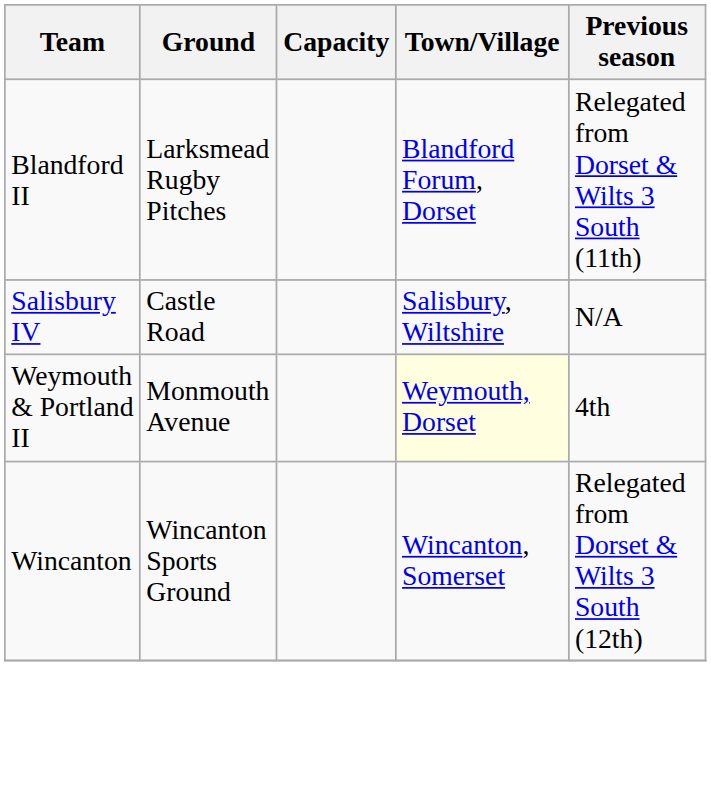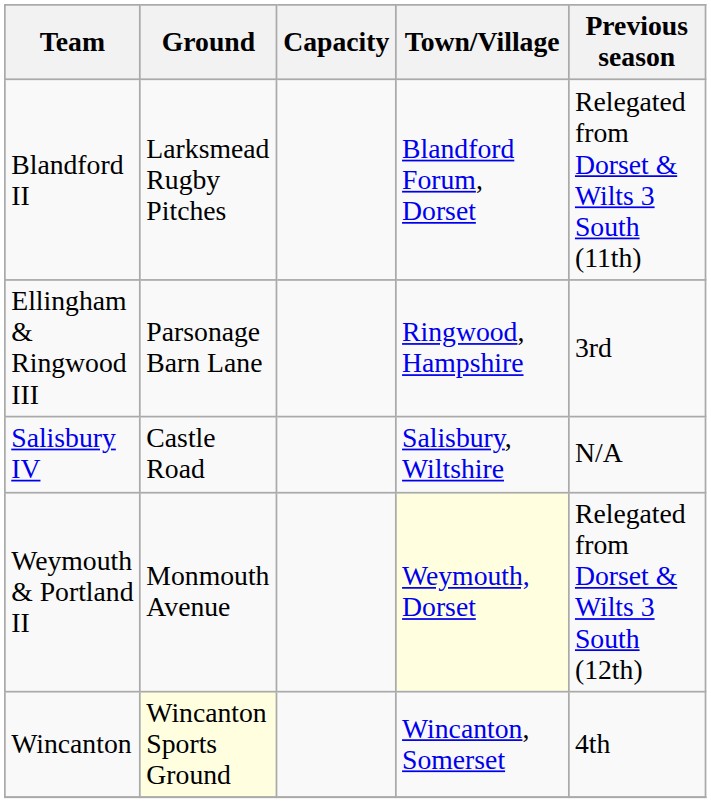+ row: (69, 347)
(593, 407) 4th -> (630, 591) Relegated from Dorset & Wilts 3 South (12th)
(207, 560) no background -> (207, 744) lightyellow background
(630, 560) Relegated from Dorset & Wilts 3 South (12th) -> (593, 744) 4th
